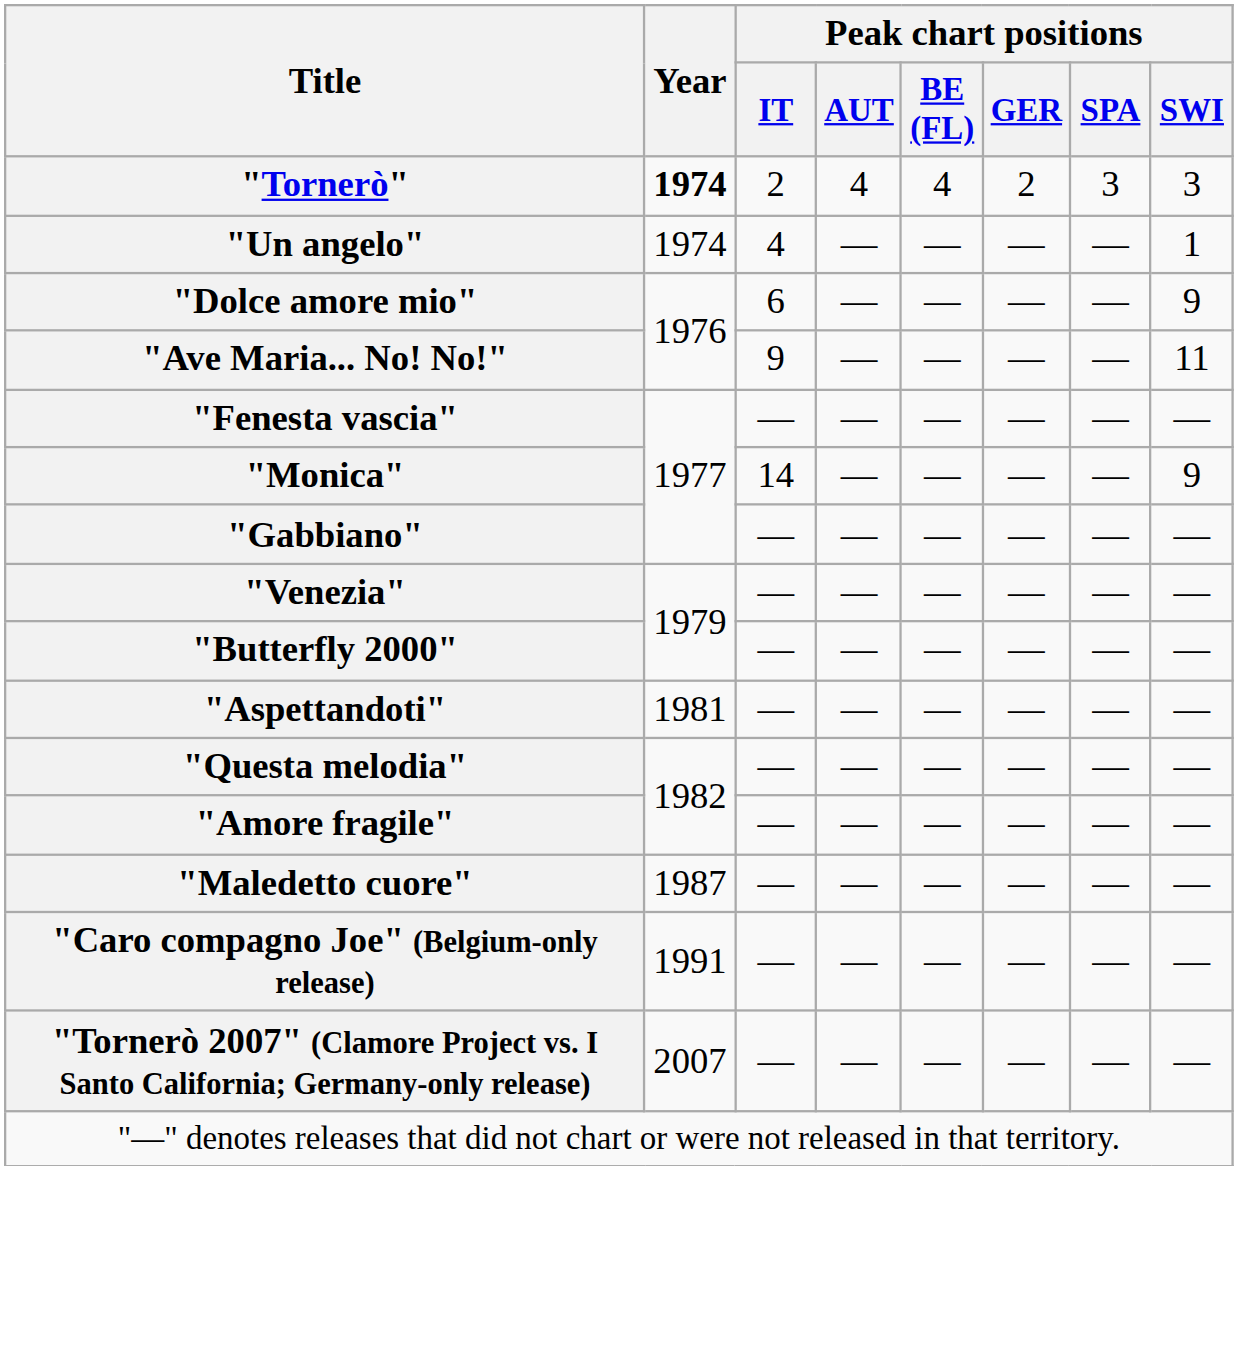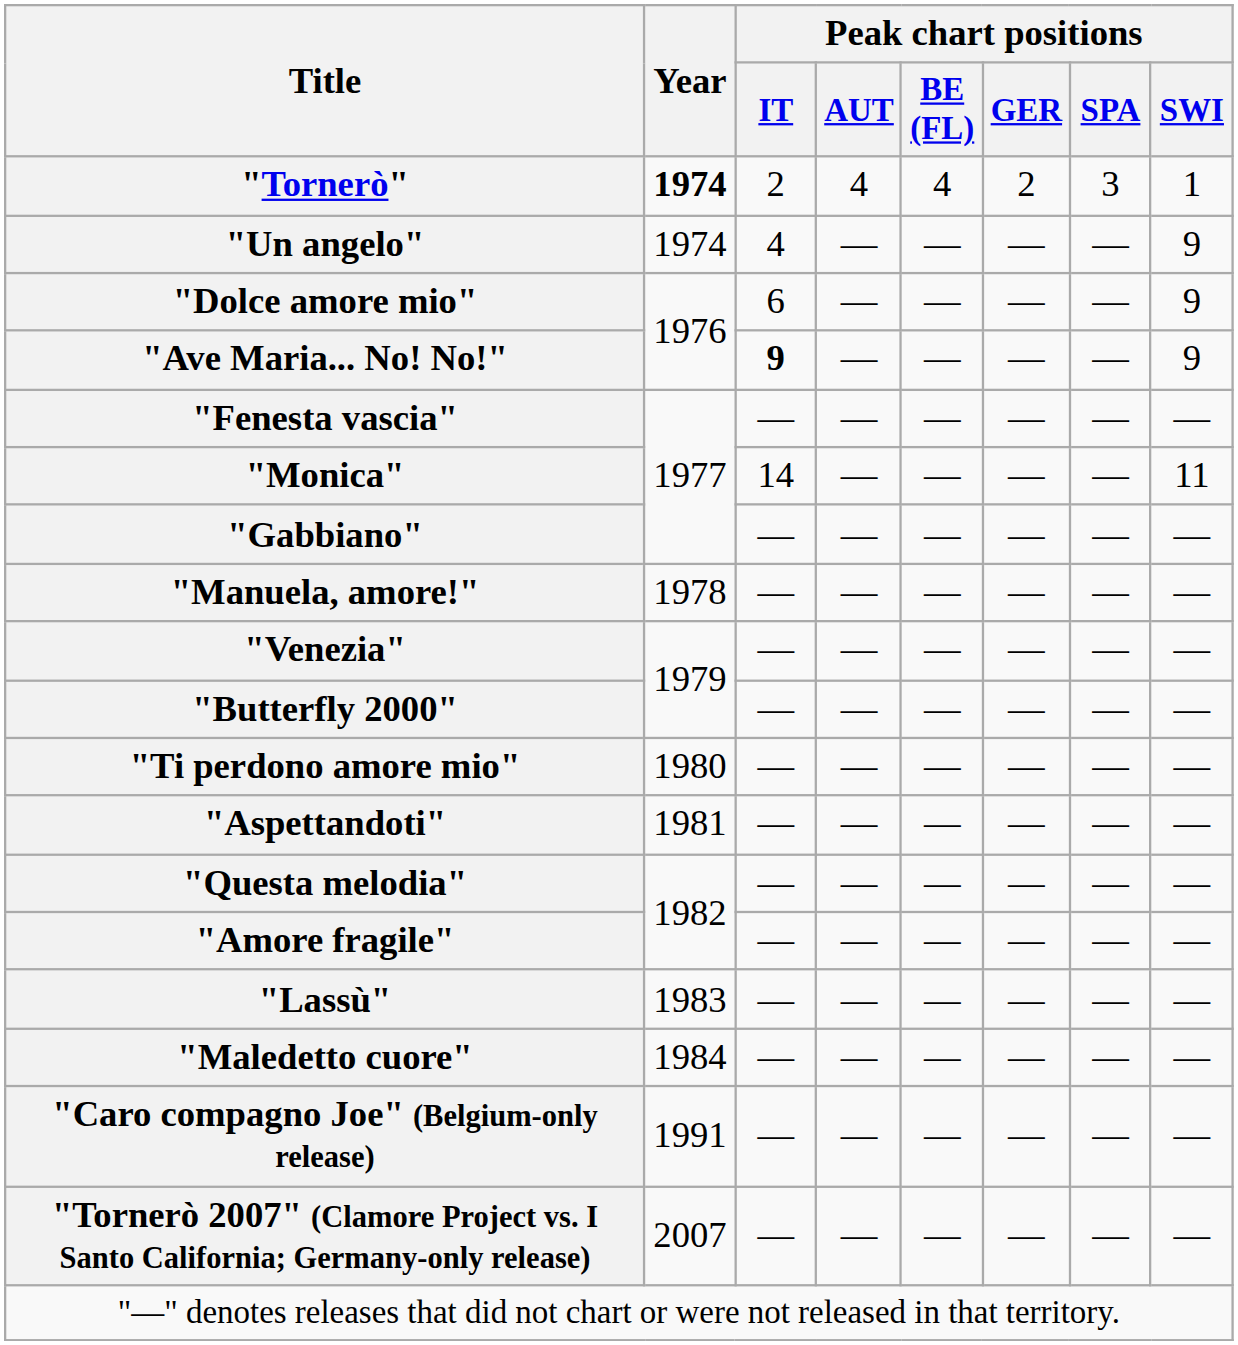(1192, 184) 3 -> (1192, 184) 1
(1192, 243) 1 -> (1192, 243) 9
(776, 359) normal -> (776, 359) bold
(1192, 359) 11 -> (1192, 359) 9
(1192, 475) 9 -> (1192, 475) 11
+ row: (325, 591)
+ row: (325, 766)
+ row: (325, 998)
(690, 882) 1987 -> (690, 1056) 1984
